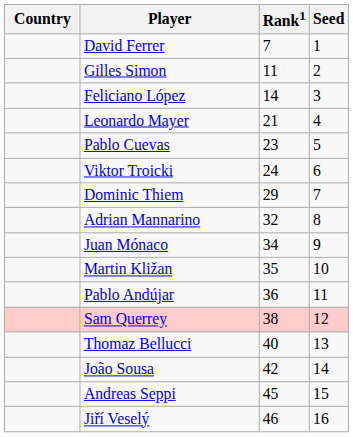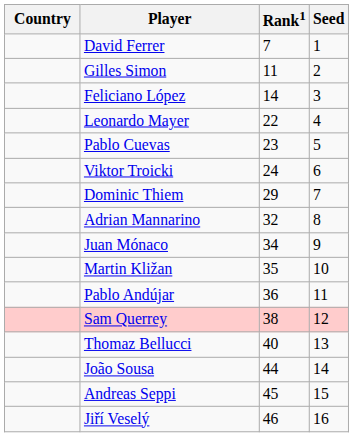(270, 120) 21 -> (270, 120) 22
(270, 369) 42 -> (270, 369) 44
